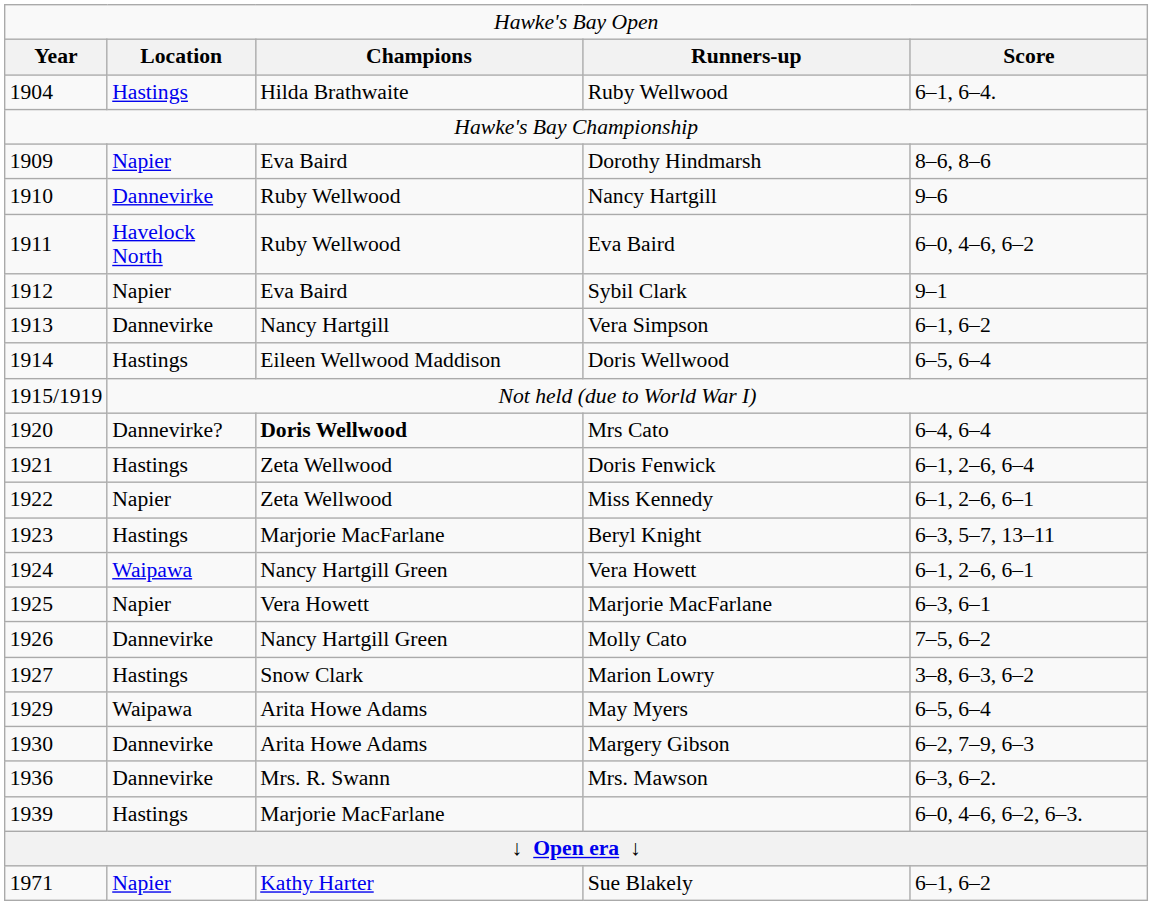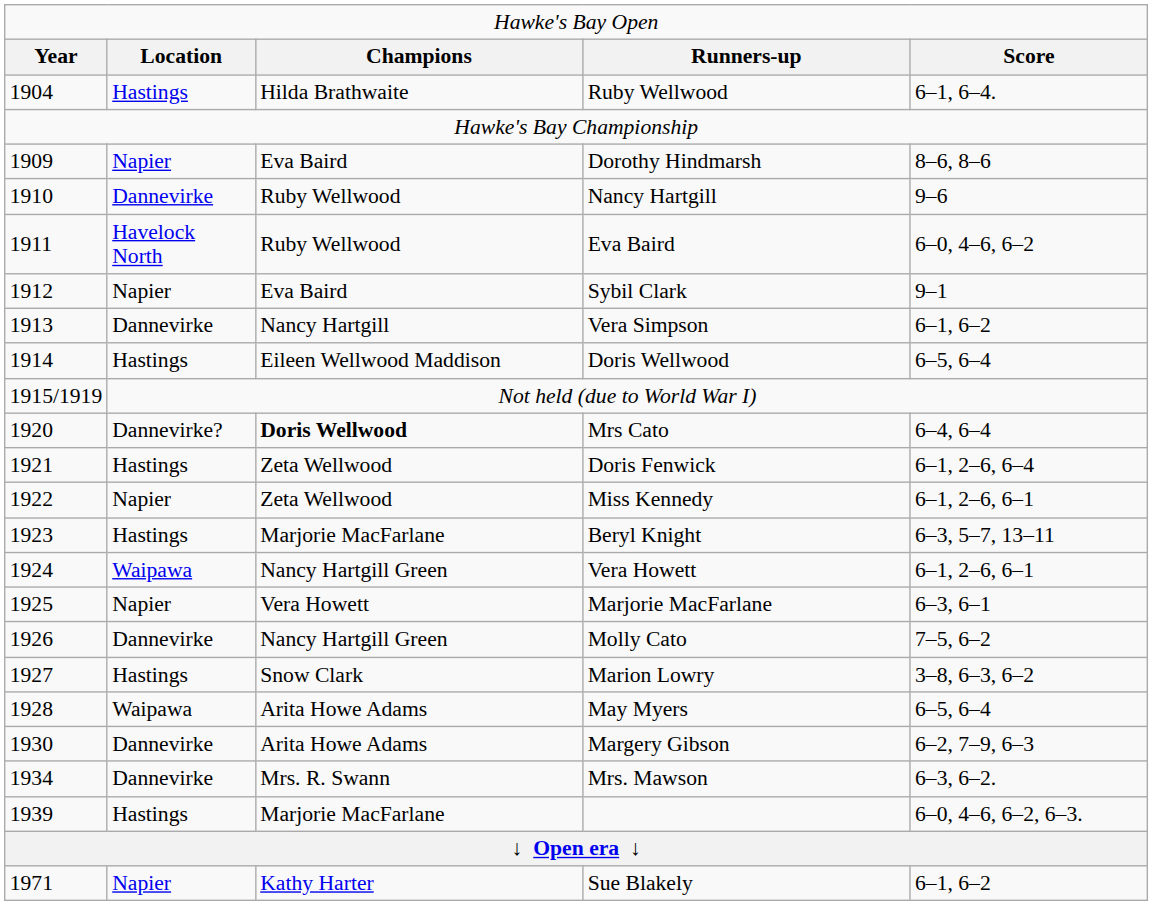(31, 708) 1929 -> (31, 708) 1928
(31, 778) 1936 -> (31, 778) 1934
